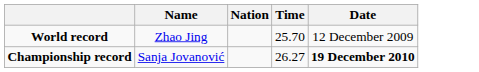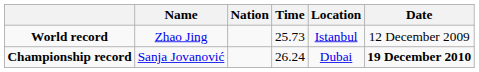+ column: (336, 15)
(290, 36) 25.70 -> (290, 36) 25.73
(290, 57) 26.27 -> (290, 57) 26.24
